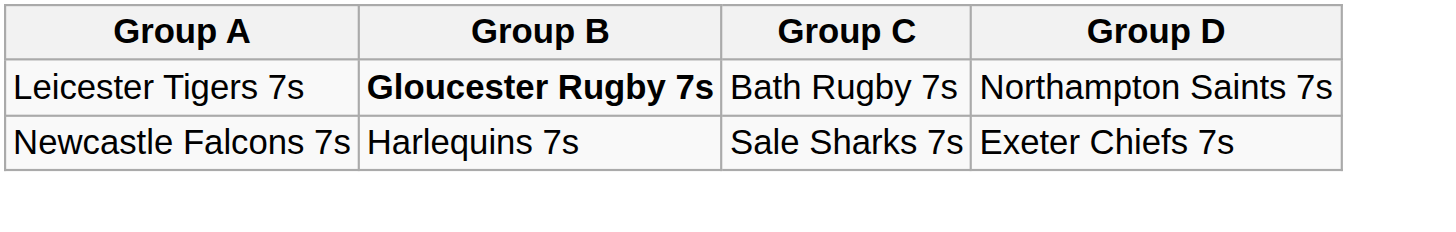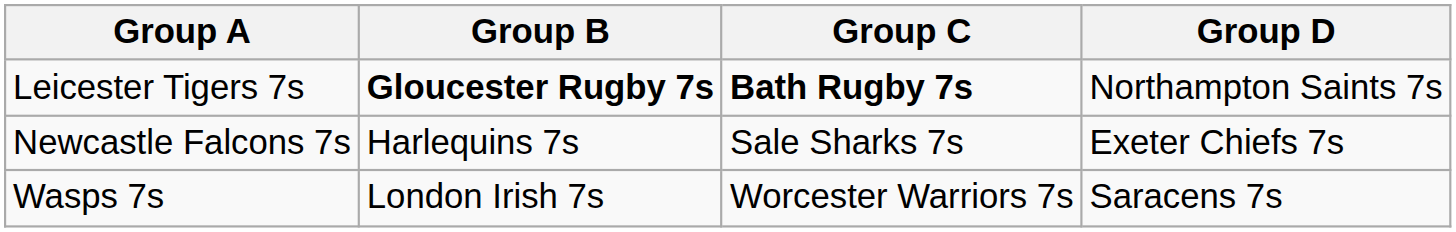(844, 87) normal -> (852, 87) bold
+ row: (89, 197)
